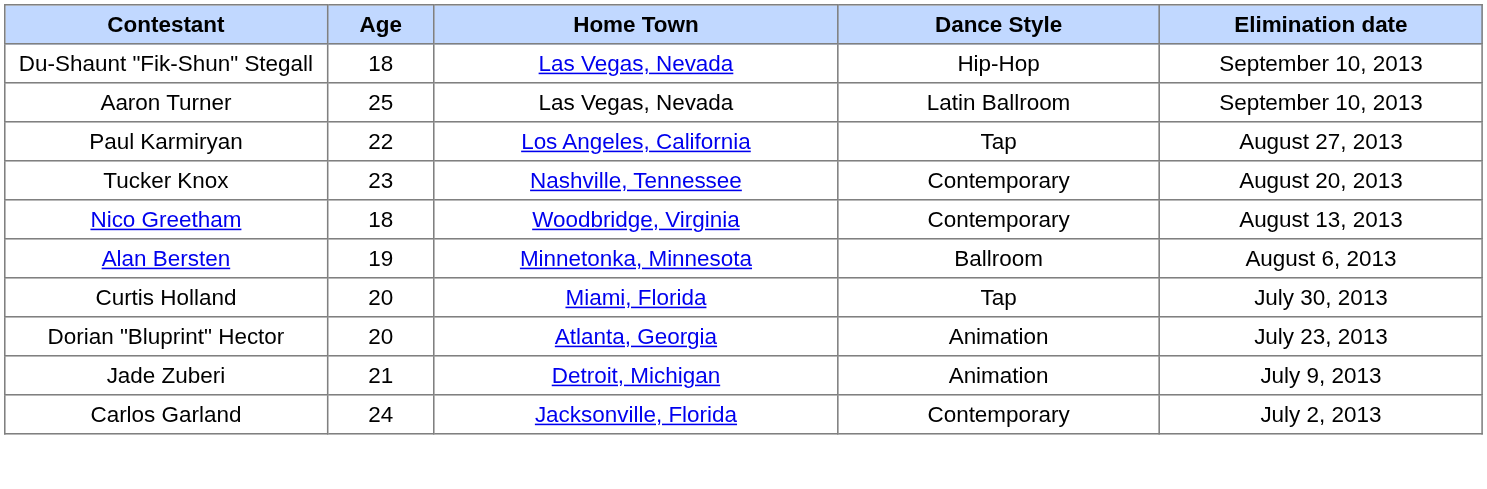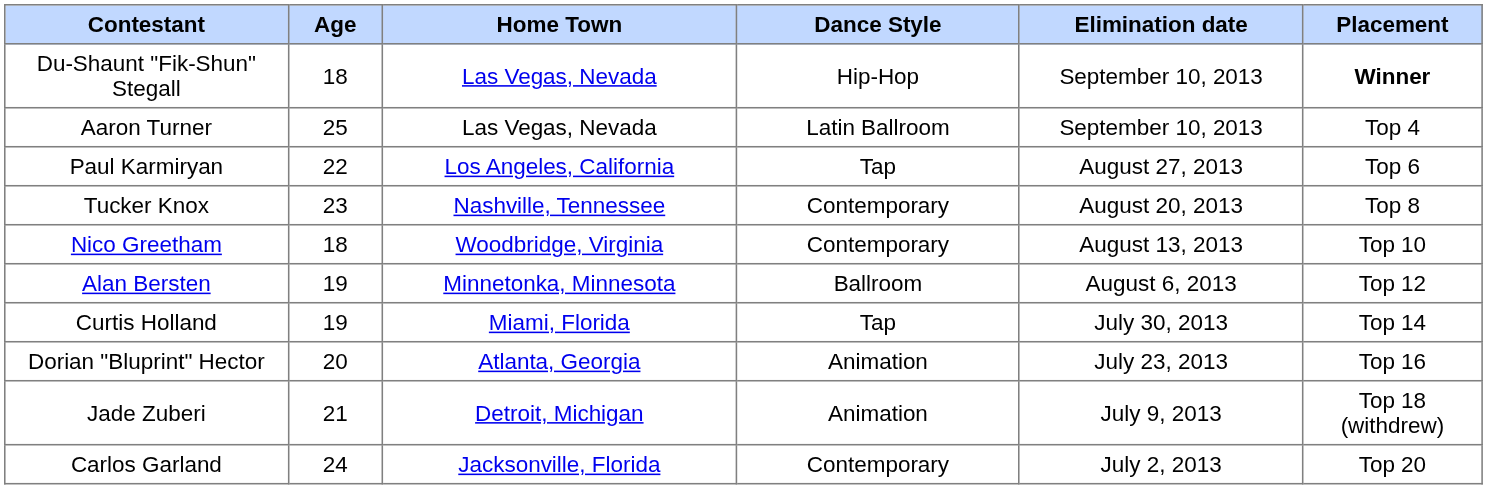+ column: (1392, 24)
(381, 297) 20 -> (335, 322) 19
